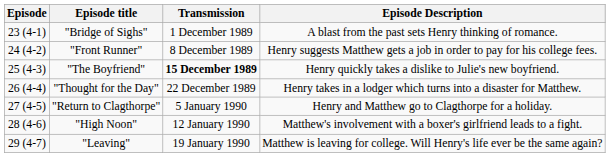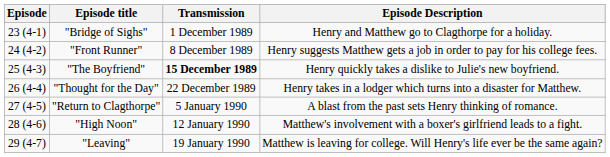(432, 32) A blast from the past sets Henry thinking of romance. -> (432, 32) Henry and Matthew go to Clagthorpe for a holiday.
(432, 106) Henry and Matthew go to Clagthorpe for a holiday. -> (432, 106) A blast from the past sets Henry thinking of romance.
